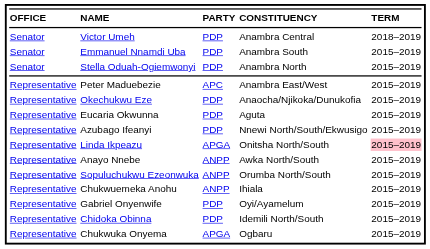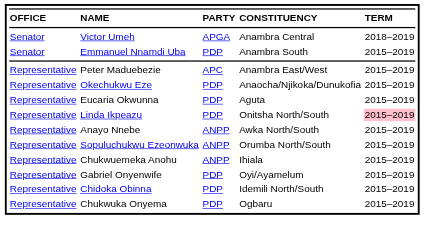(213, 37) PDP -> (216, 37) APGA
- row: (138, 66)
- row: (116, 130)
(216, 144) APGA -> (213, 115) PDP
(216, 234) APGA -> (213, 204) PDP
